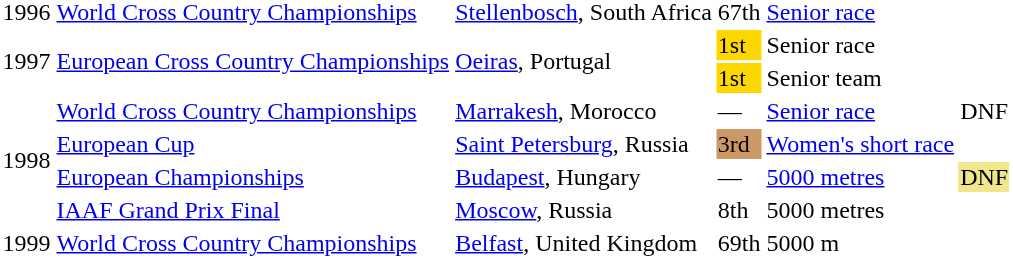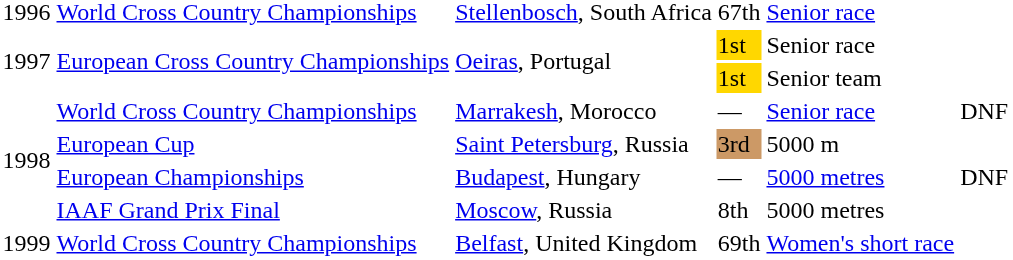(860, 143) Women's short race -> (803, 143) 5000 m
(984, 176) khaki background -> (984, 176) no background
(803, 242) 5000 m -> (860, 242) Women's short race
